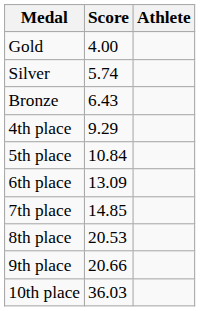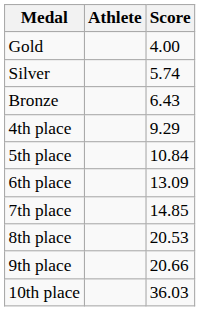columns swapped: (164, 18) <-> (108, 18)
